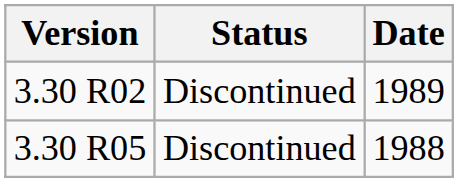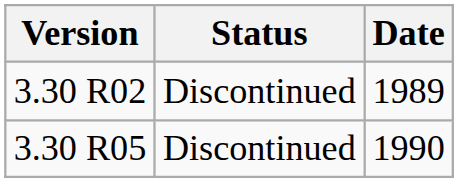(409, 147) 1988 -> (409, 147) 1990
